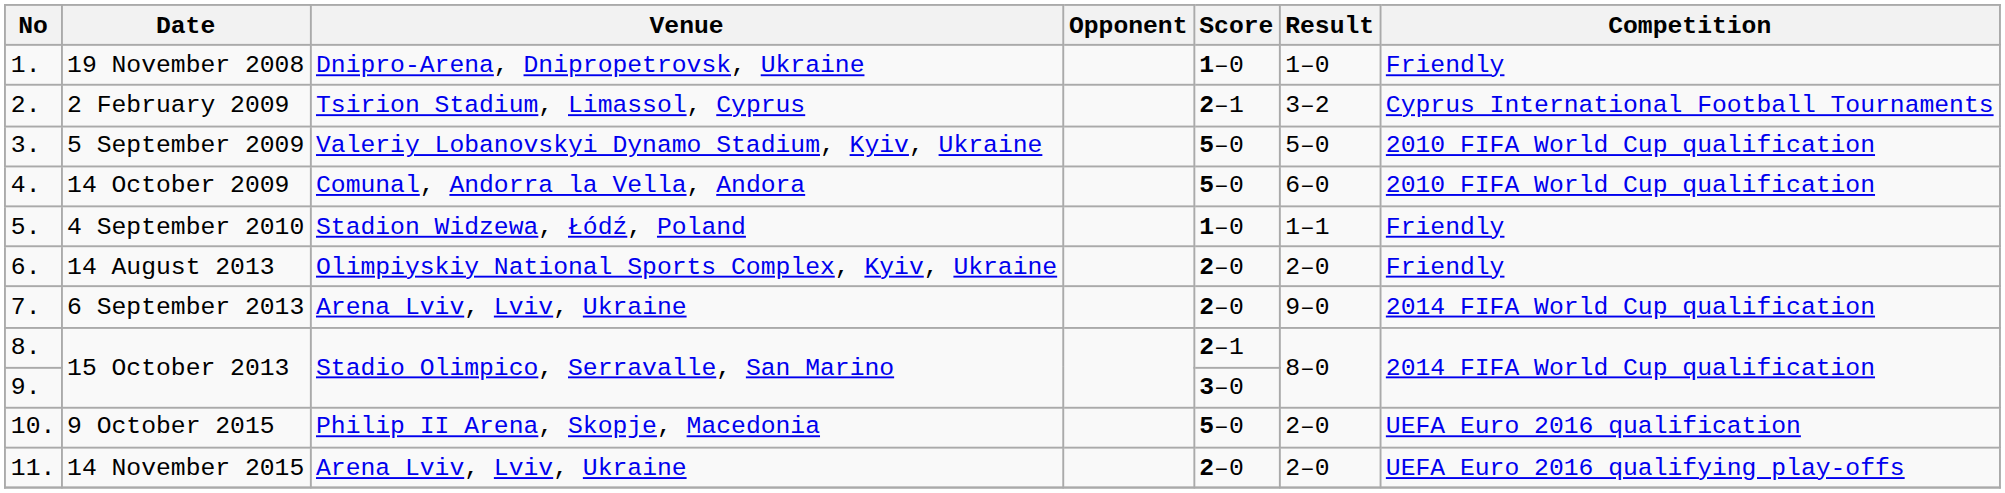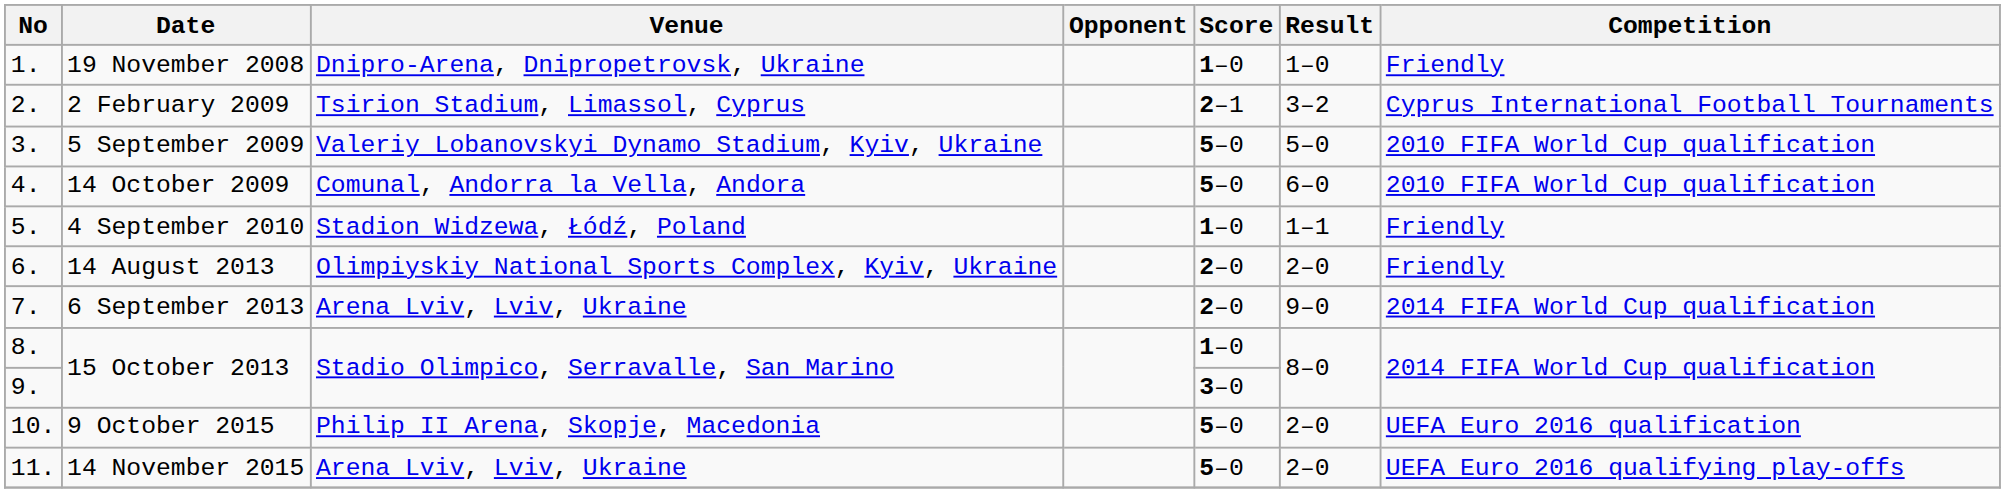(1222, 347) 2–1 -> (1222, 347) 1–0
(1222, 468) 2–0 -> (1222, 468) 5–0
